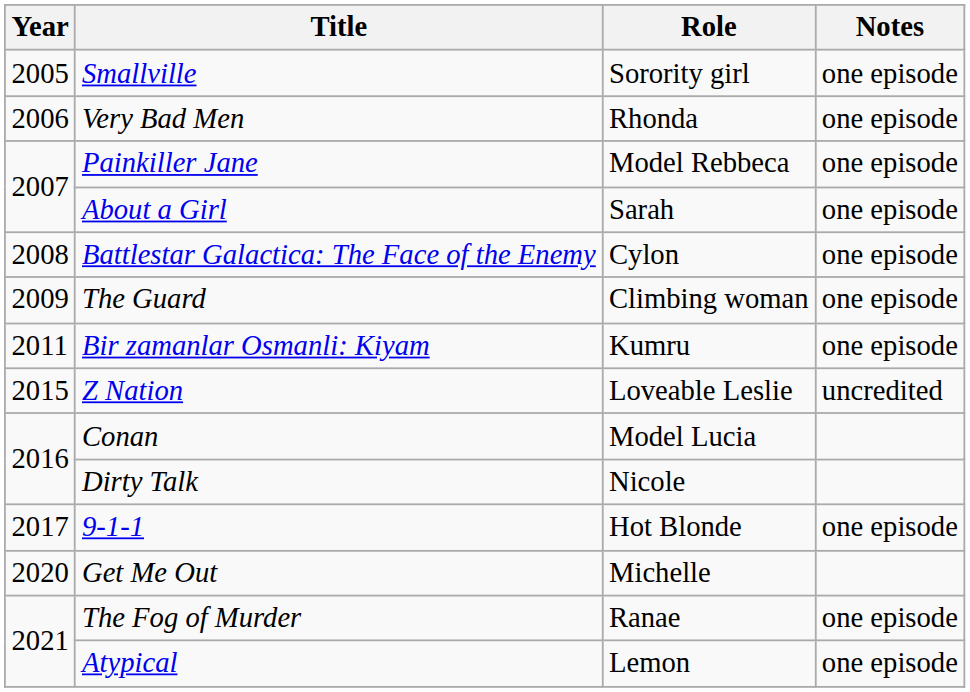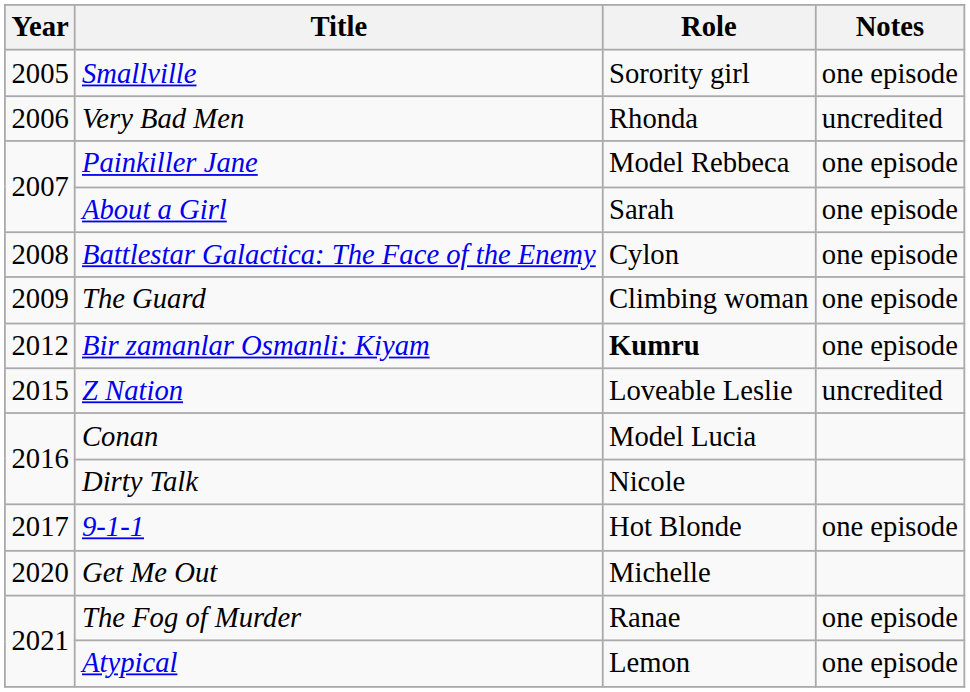(890, 118) one episode -> (882, 118) uncredited
(40, 345) 2011 -> (40, 345) 2012
(650, 345) normal -> (654, 345) bold
